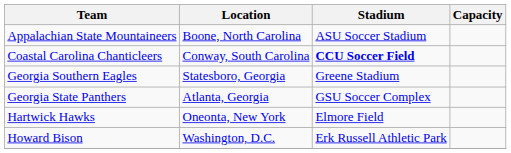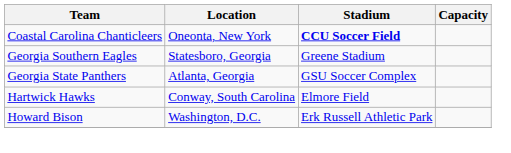- row: (92, 35)
(246, 55) Conway, South Carolina -> (220, 35) Oneonta, New York
(234, 117) Oneonta, New York -> (232, 96) Conway, South Carolina
